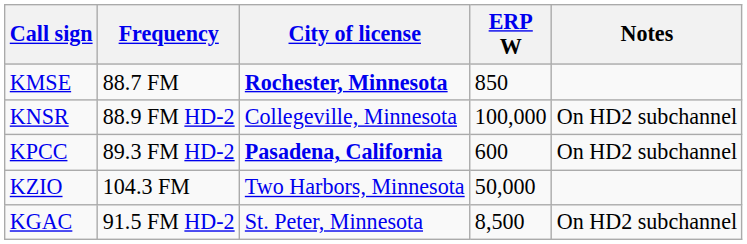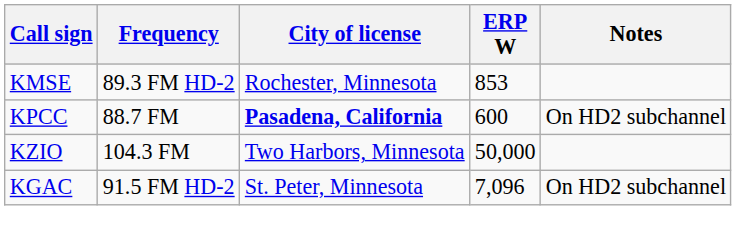(141, 81) 88.7 FM -> (169, 81) 89.3 FM HD-2
(346, 81) bold -> (341, 81) normal
(491, 81) 850 -> (491, 81) 853
- row: (39, 116)
(169, 151) 89.3 FM HD-2 -> (141, 116) 88.7 FM
(500, 221) 8,500 -> (500, 186) 7,096
